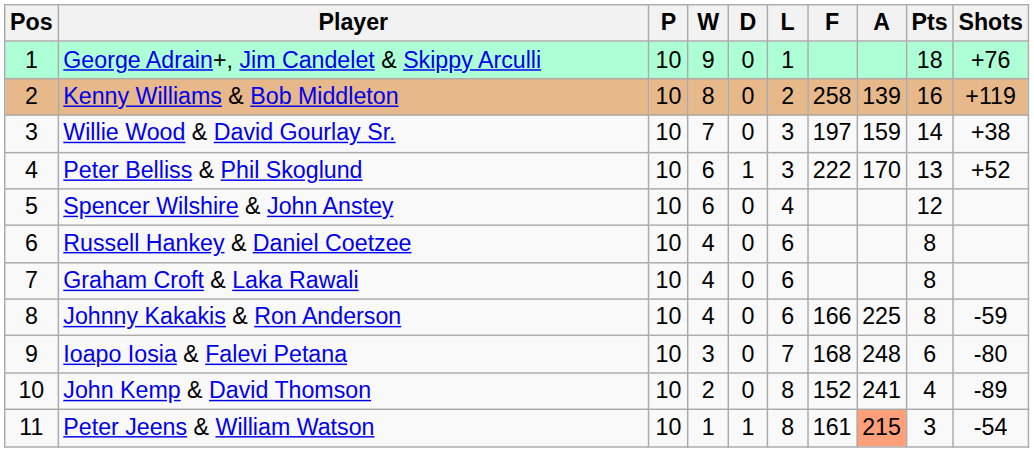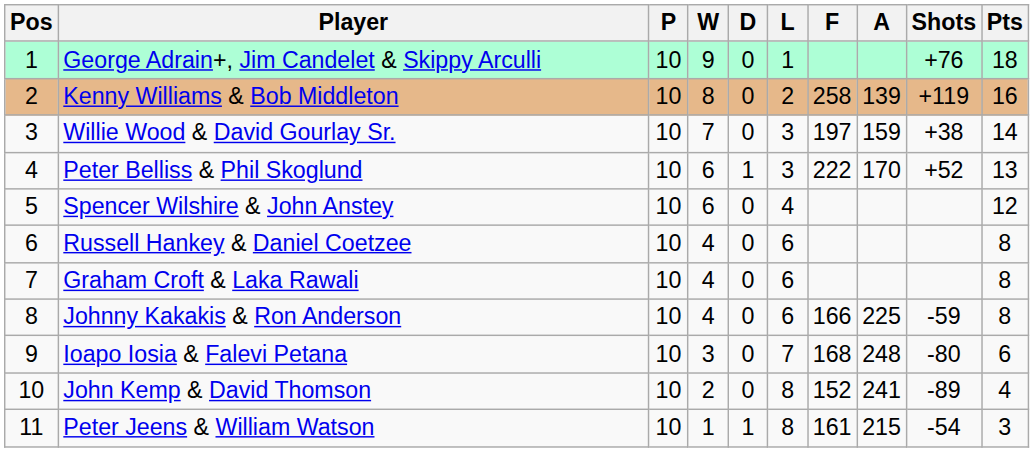columns swapped: (930, 22) <-> (991, 22)
(882, 427) lightsalmon background -> (882, 427) no background
